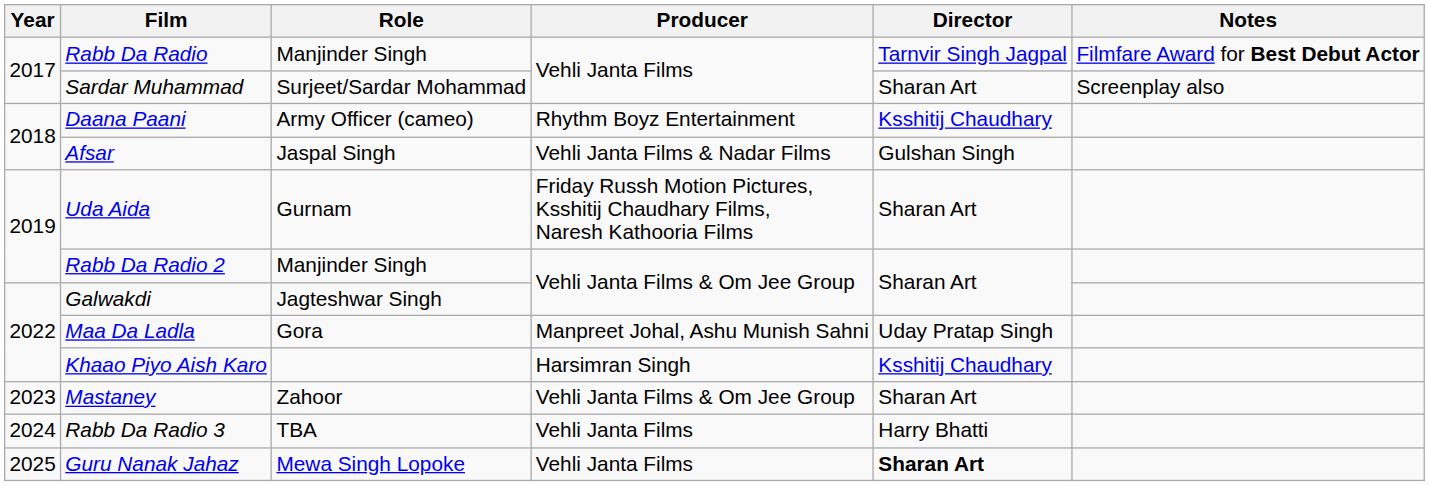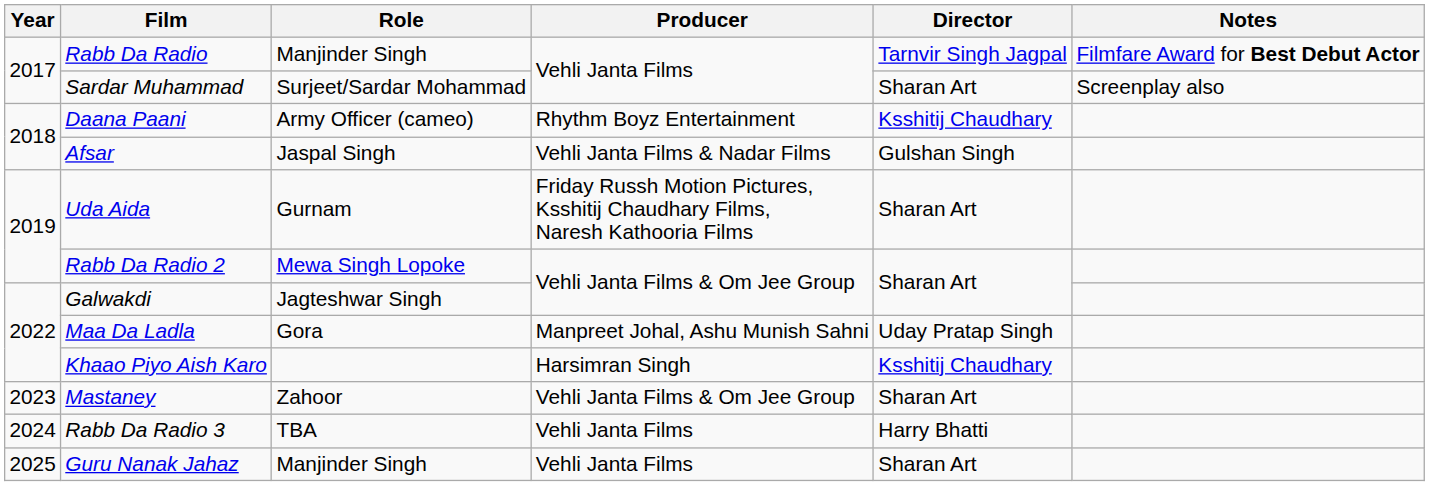(352, 265) Manjinder Singh -> (371, 265) Mewa Singh Lopoke
(371, 463) Mewa Singh Lopoke -> (352, 463) Manjinder Singh
(931, 463) bold -> (928, 463) normal
